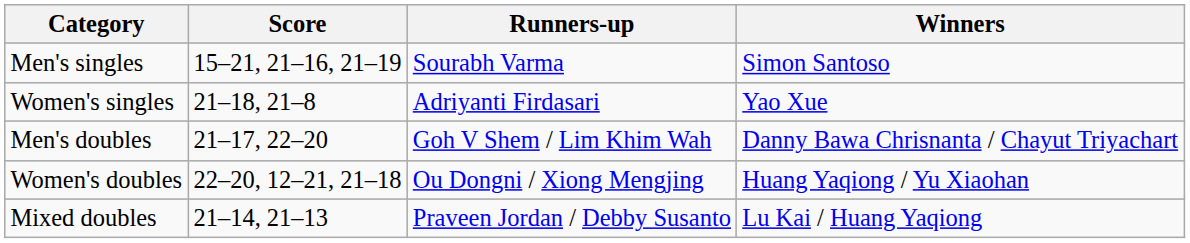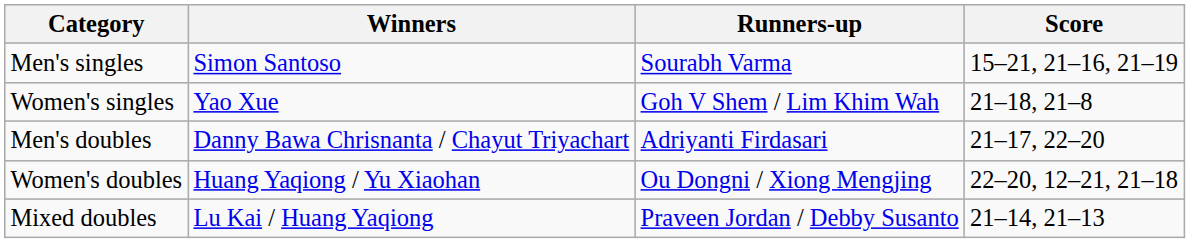columns swapped: (960, 23) <-> (297, 23)
(506, 101) Adriyanti Firdasari -> (790, 101) Goh V Shem / Lim Khim Wah
(562, 140) Goh V Shem / Lim Khim Wah -> (734, 140) Adriyanti Firdasari
